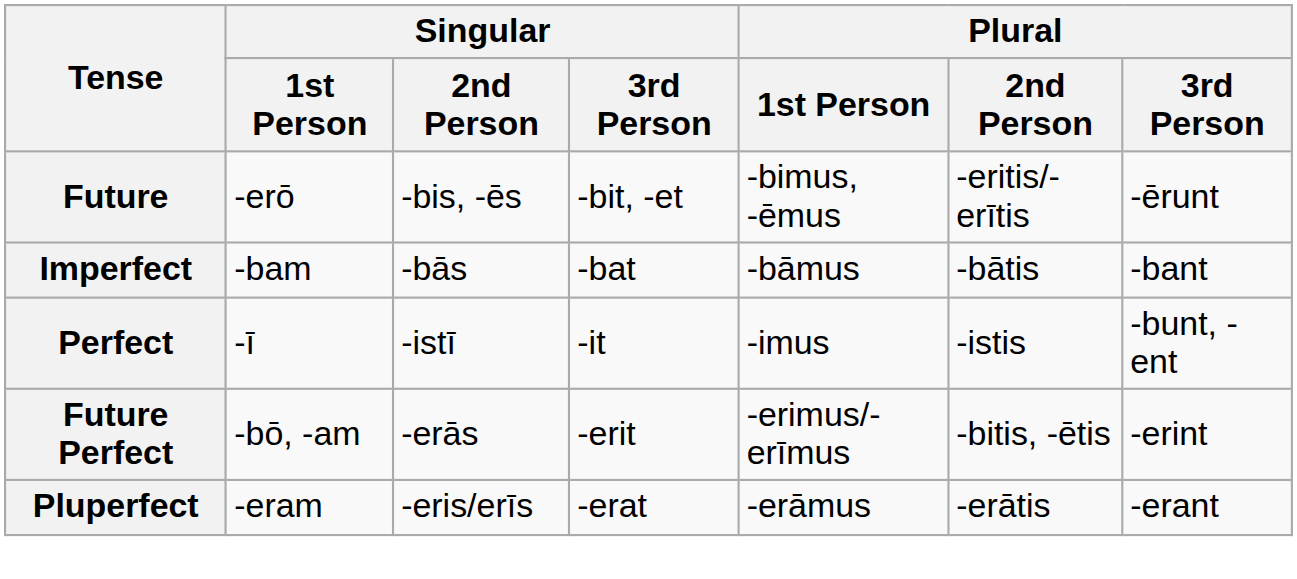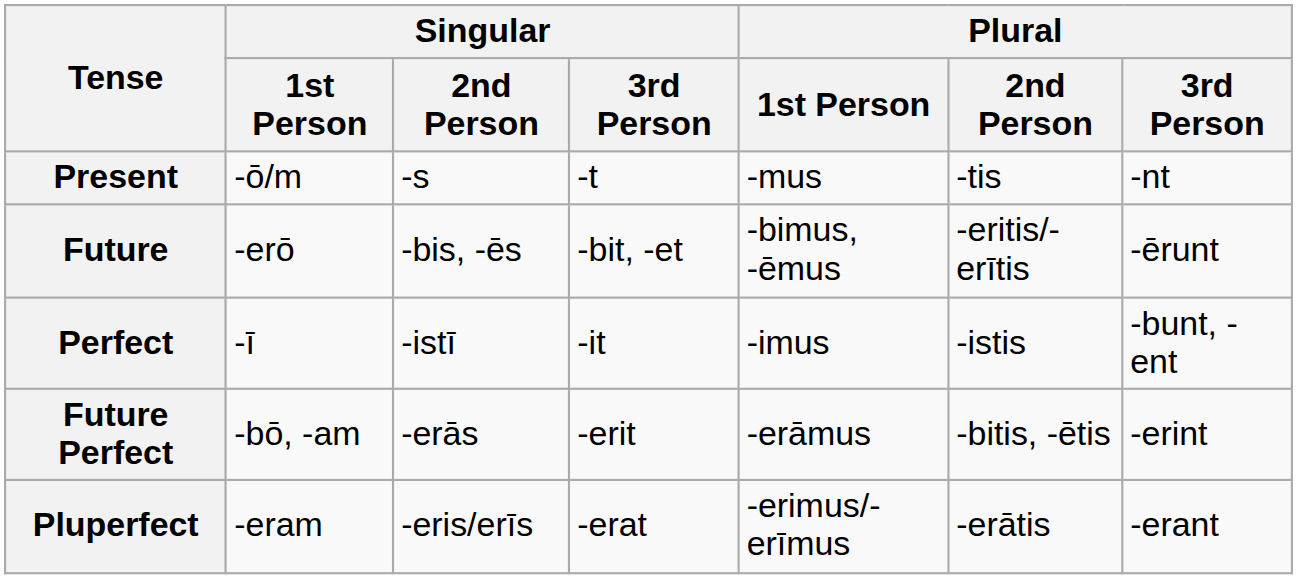+ row: (116, 177)
- row: (116, 269)
(814, 433) -erimus/-erīmus -> (809, 433) -erāmus
(809, 506) -erāmus -> (814, 525) -erimus/-erīmus
